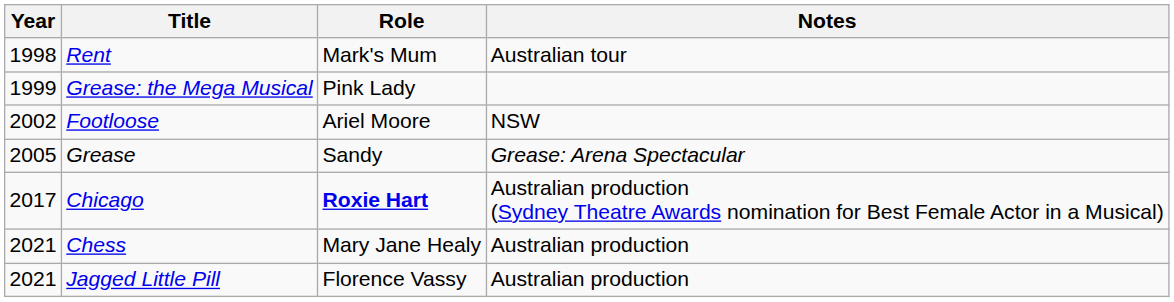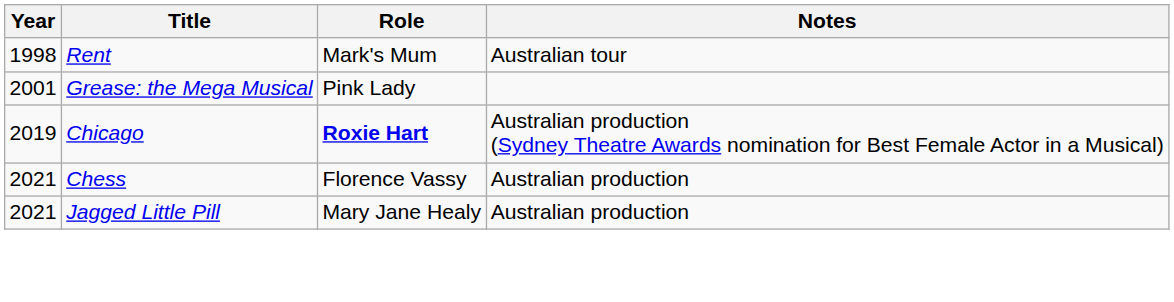(33, 88) 1999 -> (33, 88) 2001
- row: (113, 121)
- row: (101, 155)
(33, 200) 2017 -> (33, 133) 2019
(402, 245) Mary Jane Healy -> (394, 178) Florence Vassy
(394, 279) Florence Vassy -> (402, 212) Mary Jane Healy
